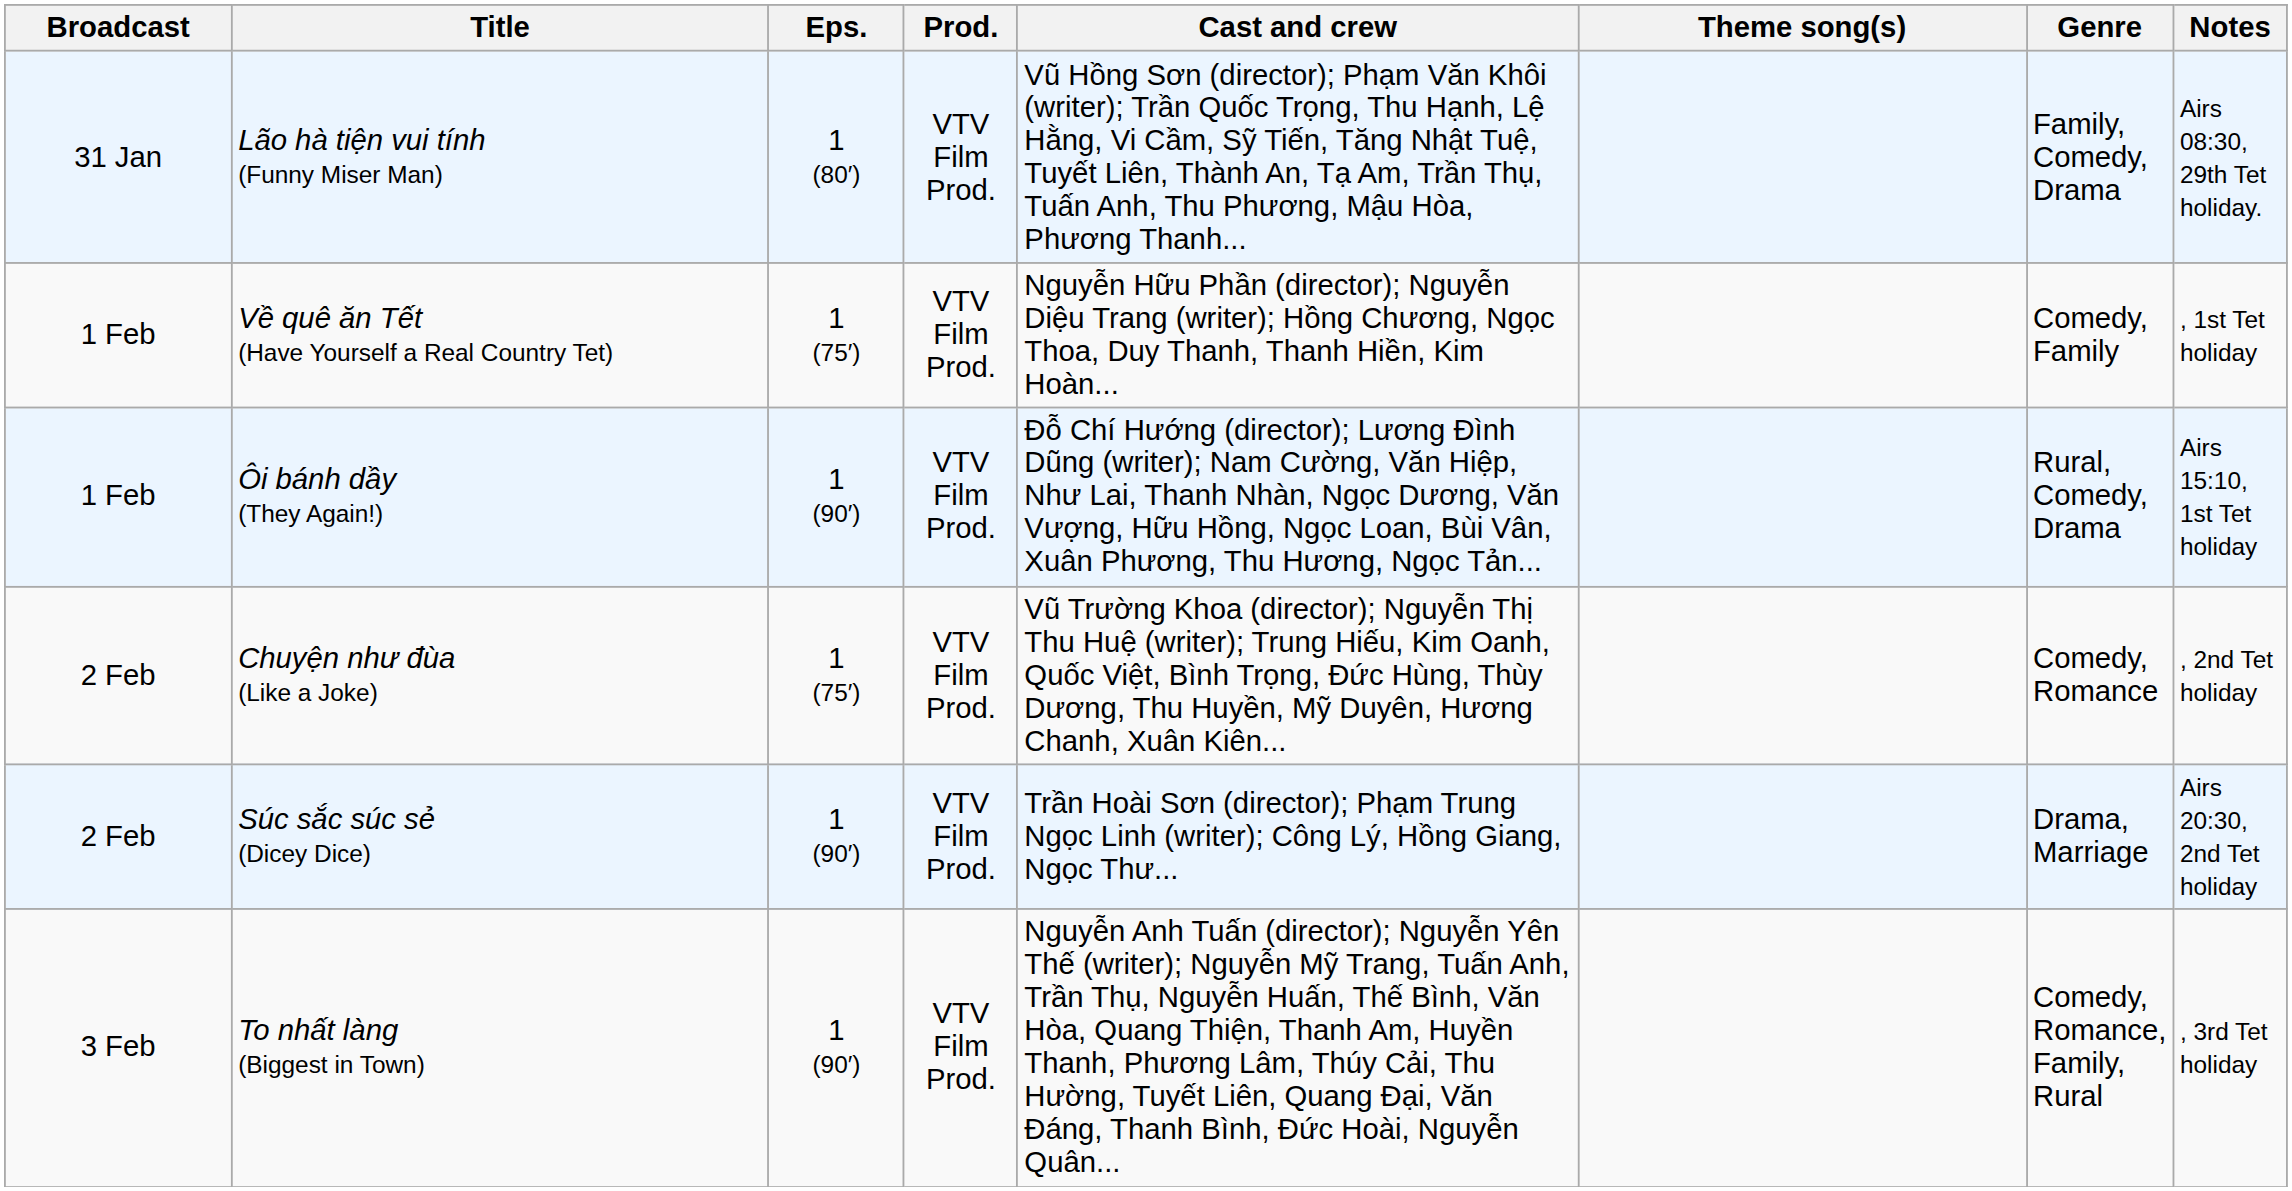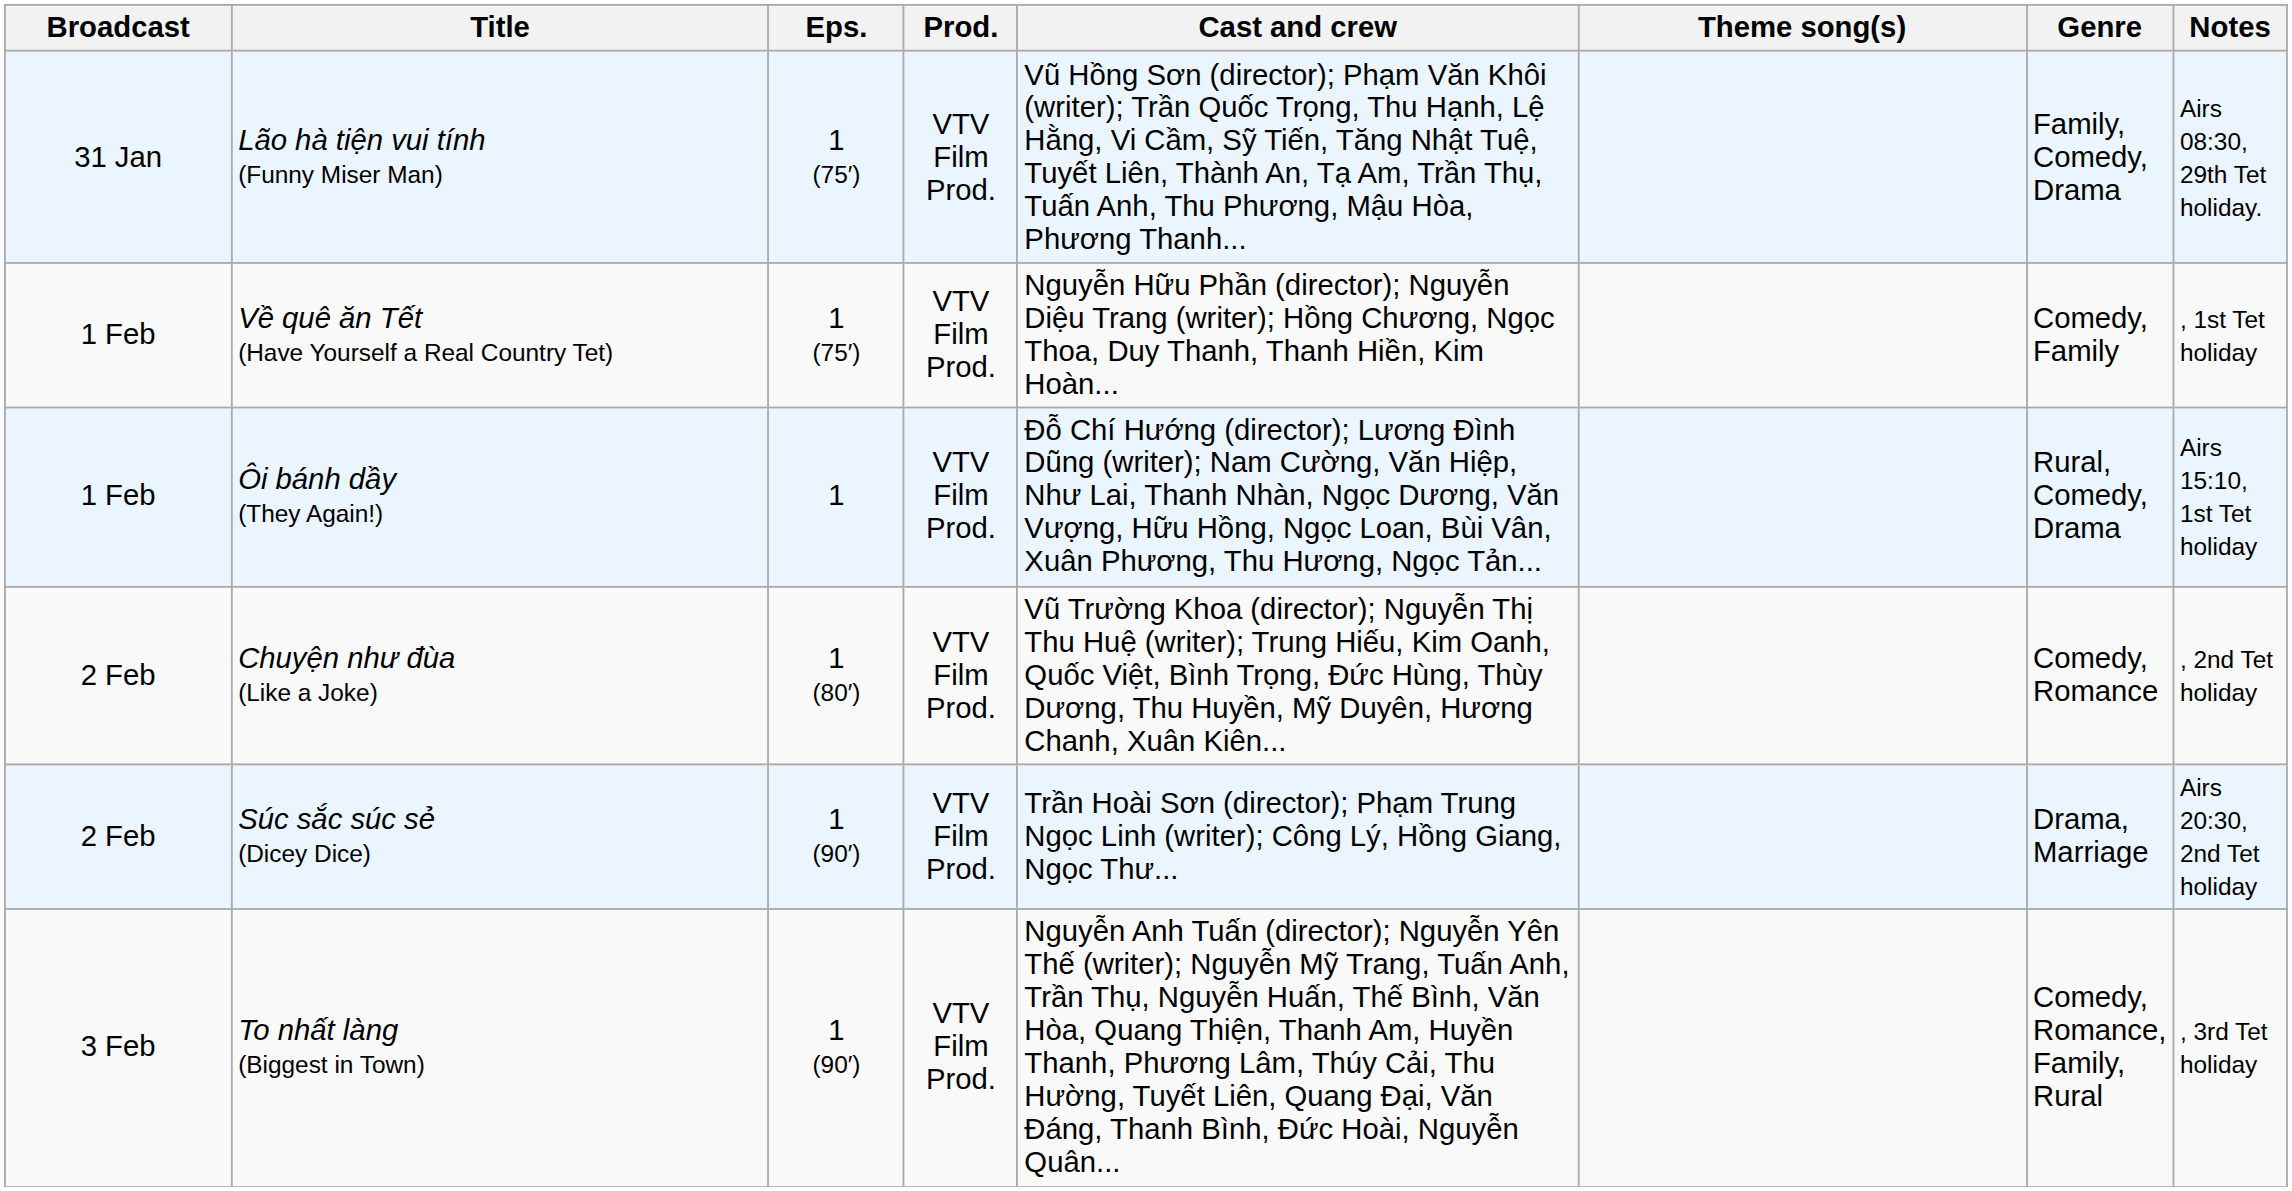(836, 156) 1 (80′) -> (836, 156) 1 (75′)
(836, 496) 1 (90′) -> (836, 496) 1
(836, 674) 1 (75′) -> (836, 674) 1 (80′)
